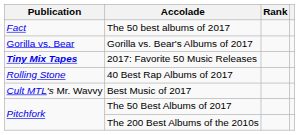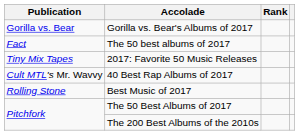rows swapped: (168, 28) <-> (180, 43)
(42, 59) bold -> (40, 59) normal
(36, 75) Rolling Stone -> (54, 75) Cult MTL's Mr. Wavvy
(54, 91) Cult MTL's Mr. Wavvy -> (36, 91) Rolling Stone
